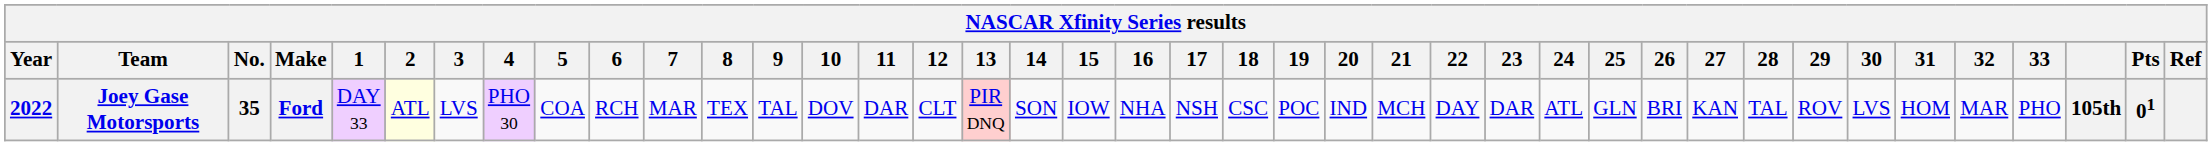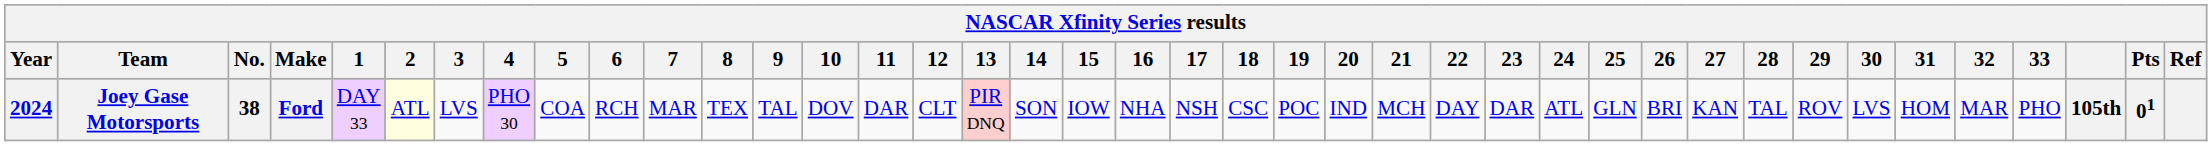(31, 109) 2022 -> (31, 109) 2024
(249, 109) 35 -> (249, 109) 38
